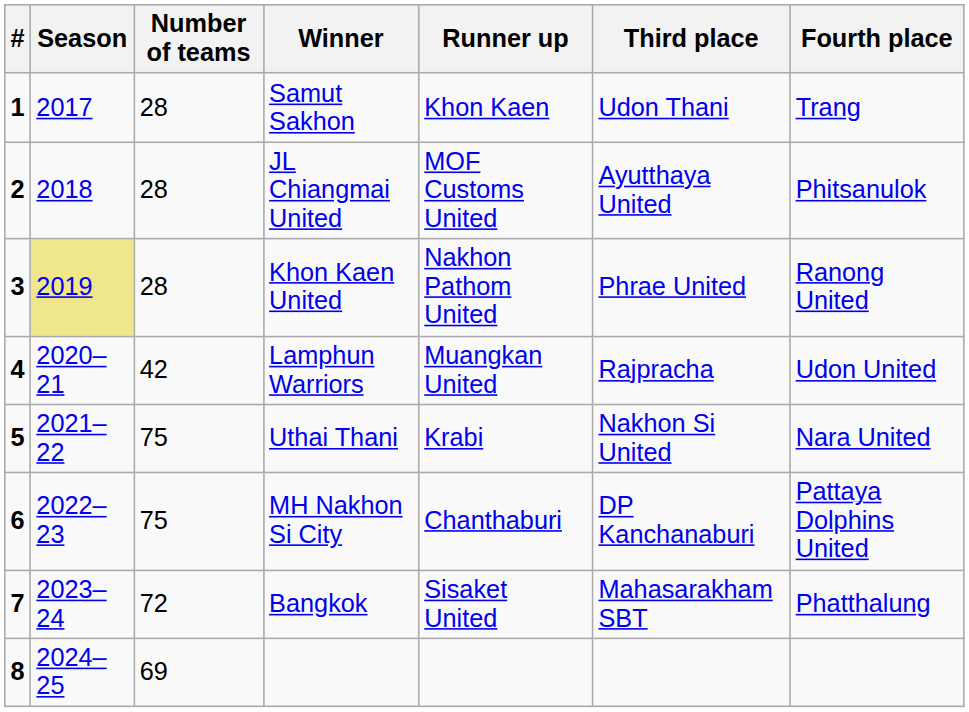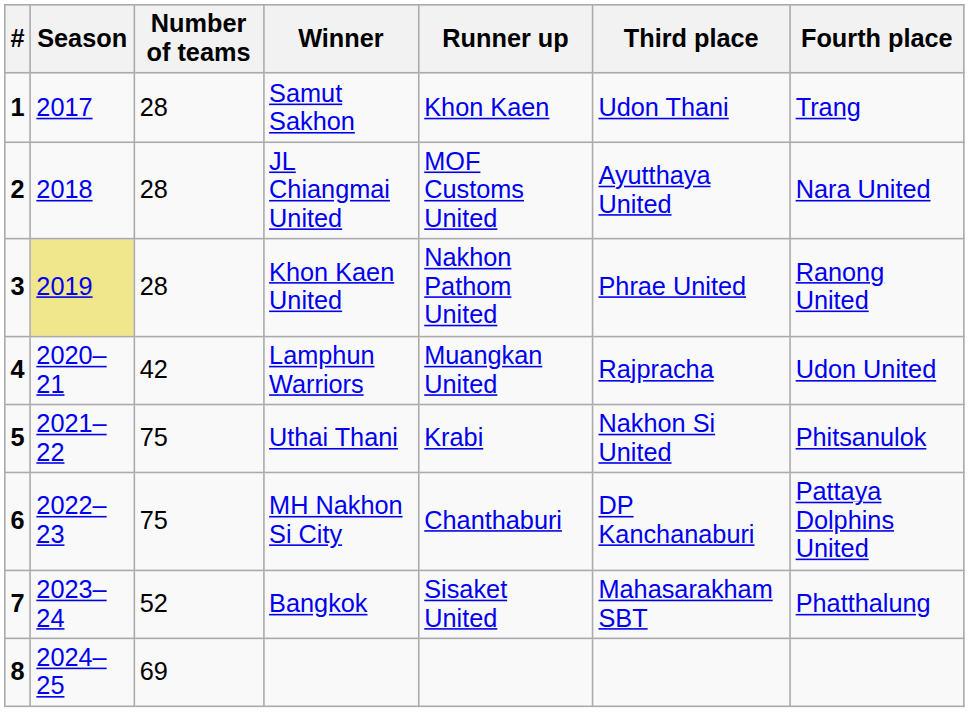(861, 190) Phitsanulok -> (863, 190) Nara United
(863, 438) Nara United -> (861, 438) Phitsanulok
(154, 603) 72 -> (154, 603) 52
